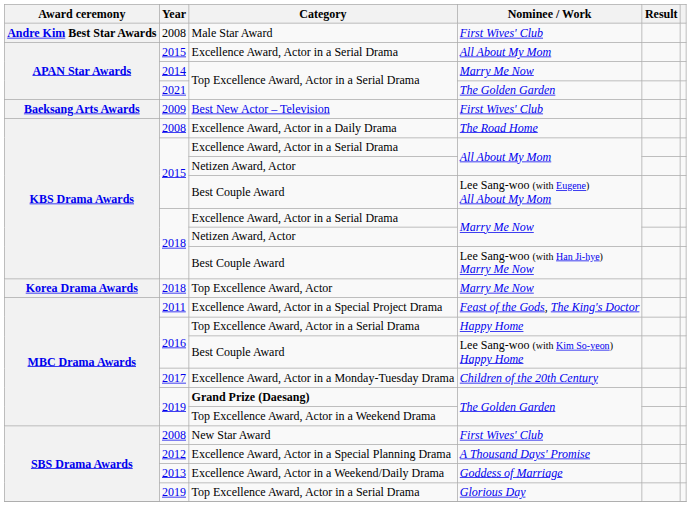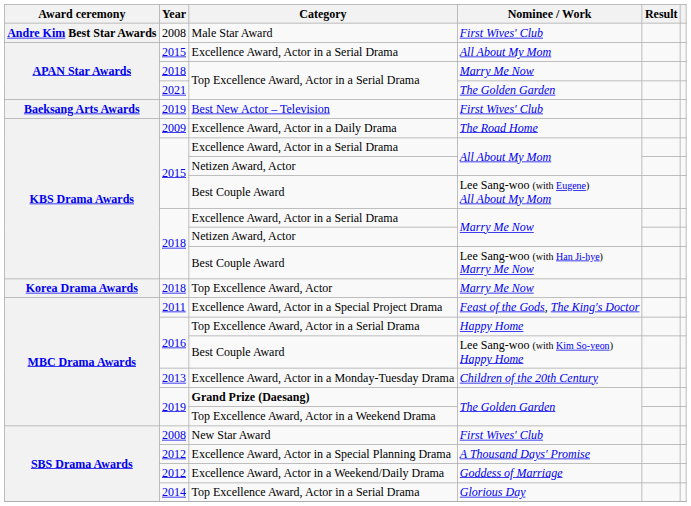(174, 71) 2014 -> (174, 71) 2018
(174, 109) 2009 -> (174, 109) 2019
(174, 128) 2008 -> (174, 128) 2009
(174, 378) 2017 -> (174, 378) 2013
(174, 473) 2013 -> (174, 473) 2012
(174, 492) 2019 -> (174, 492) 2014
